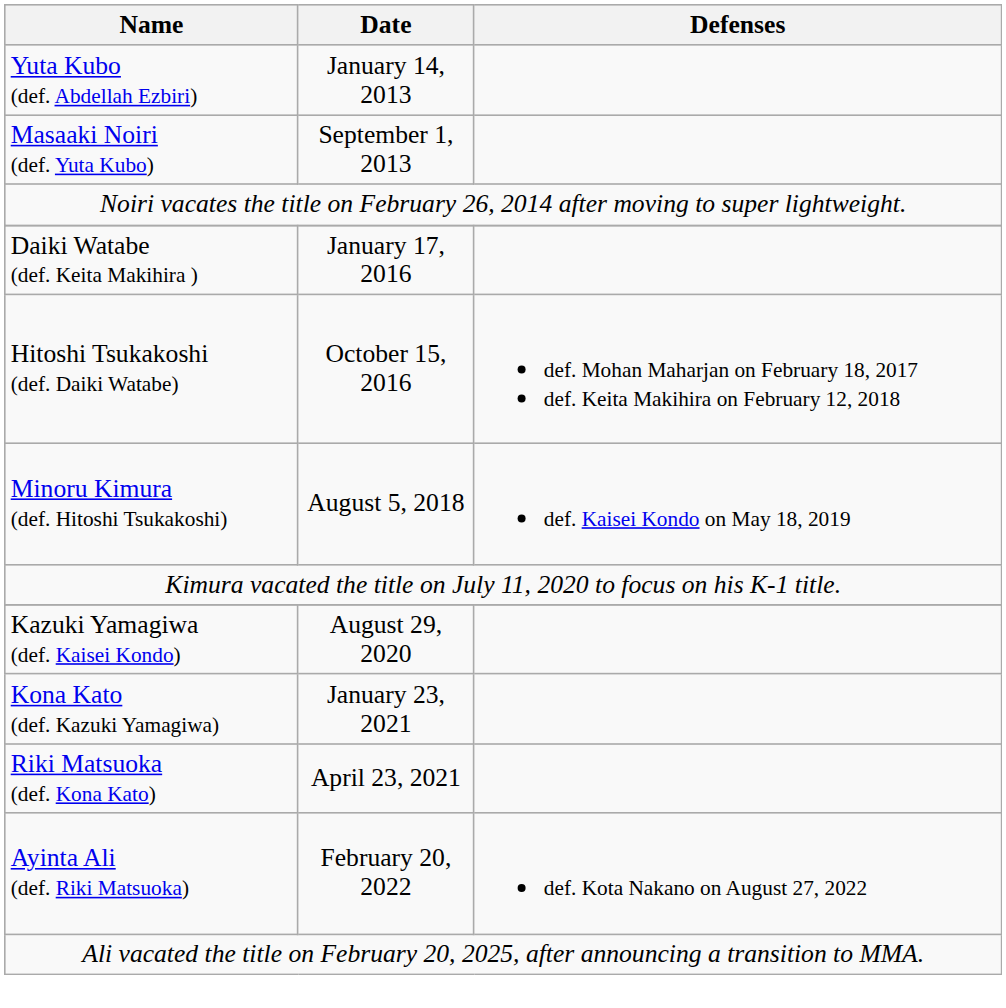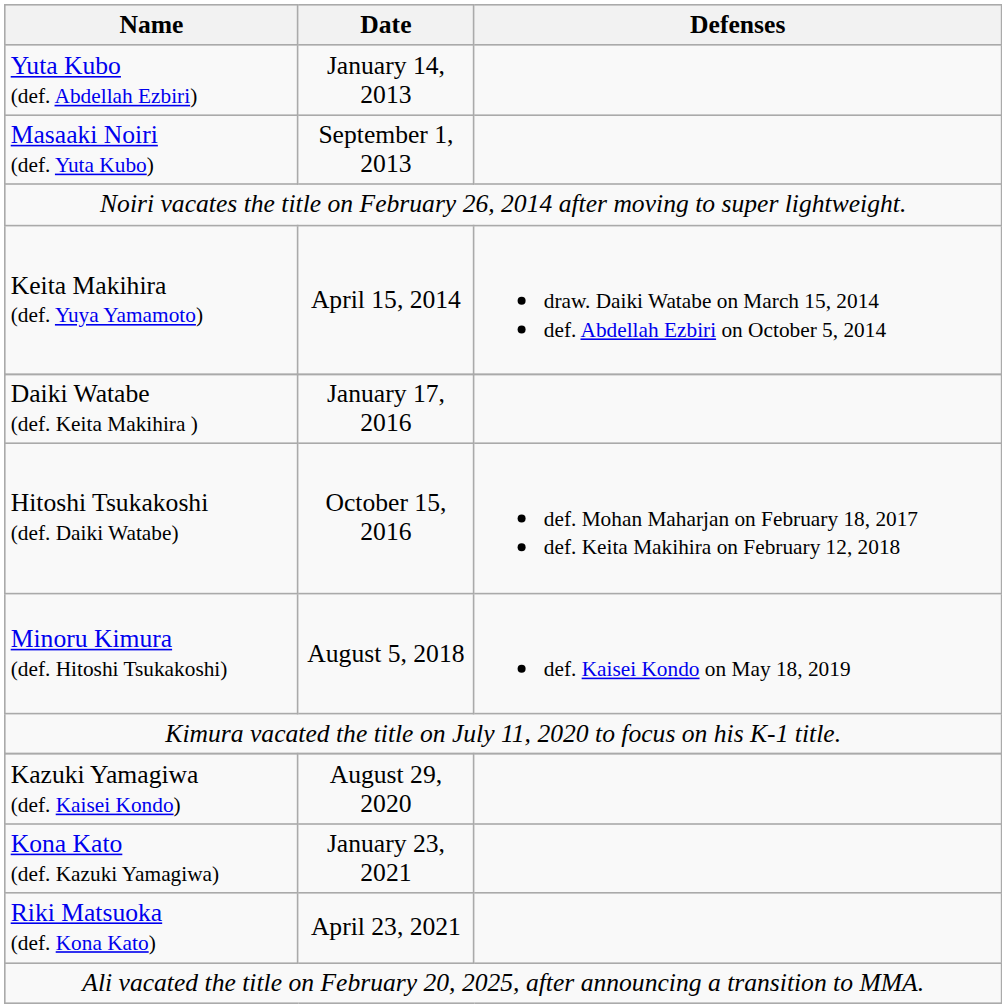+ row: (107, 299)
- row: (100, 872)
